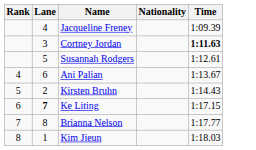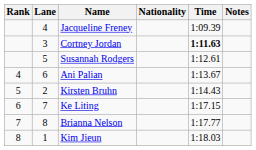+ column: (237, 12)
(45, 106) bold -> (45, 106) normal
